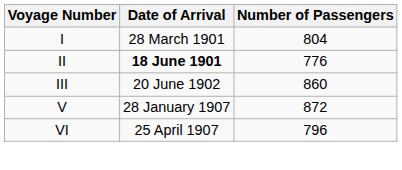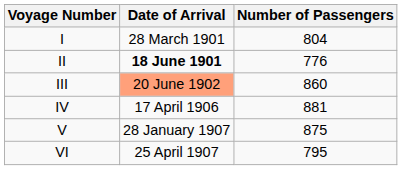(177, 84) no background -> (177, 84) lightsalmon background
+ row: (62, 107)
(315, 107) 872 -> (315, 130) 875
(315, 130) 796 -> (315, 152) 795
